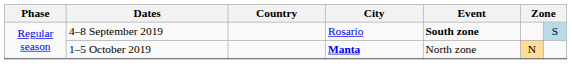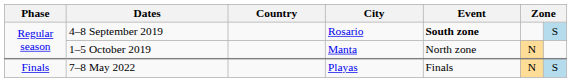(344, 49) bold -> (342, 49) normal
+ row: (102, 68)
